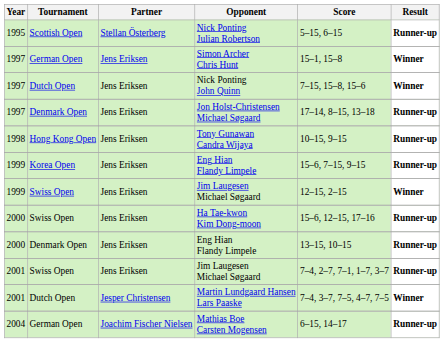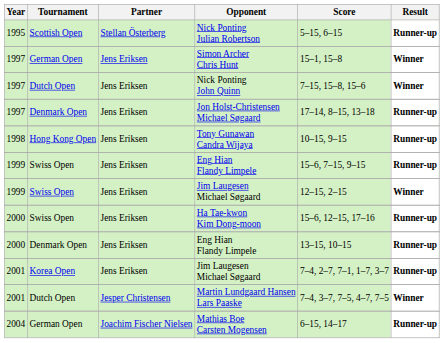(52, 166) Korea Open -> (52, 166) Swiss Open
(52, 271) Swiss Open -> (52, 271) Korea Open
